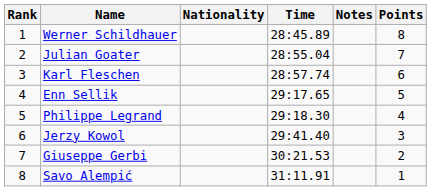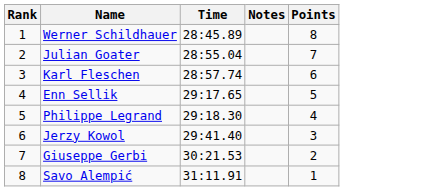- column: (224, 15)
